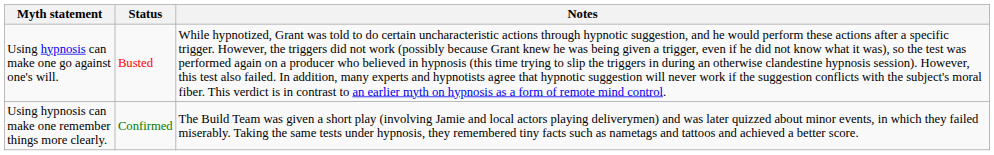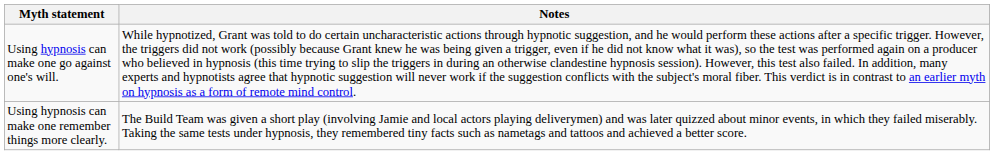- column: (145, 14)
